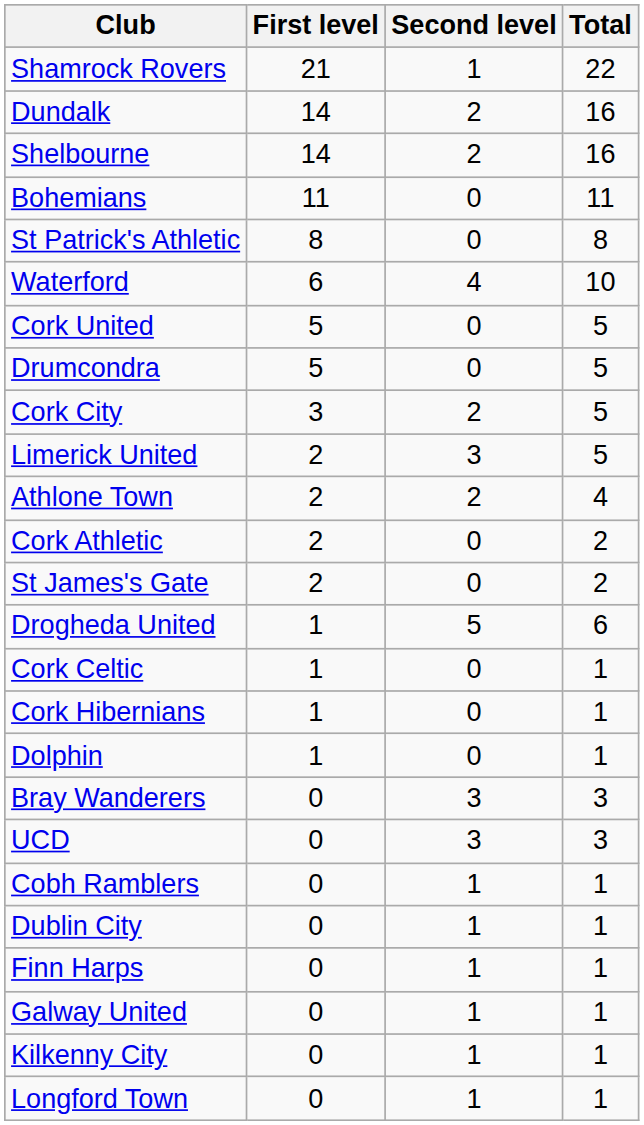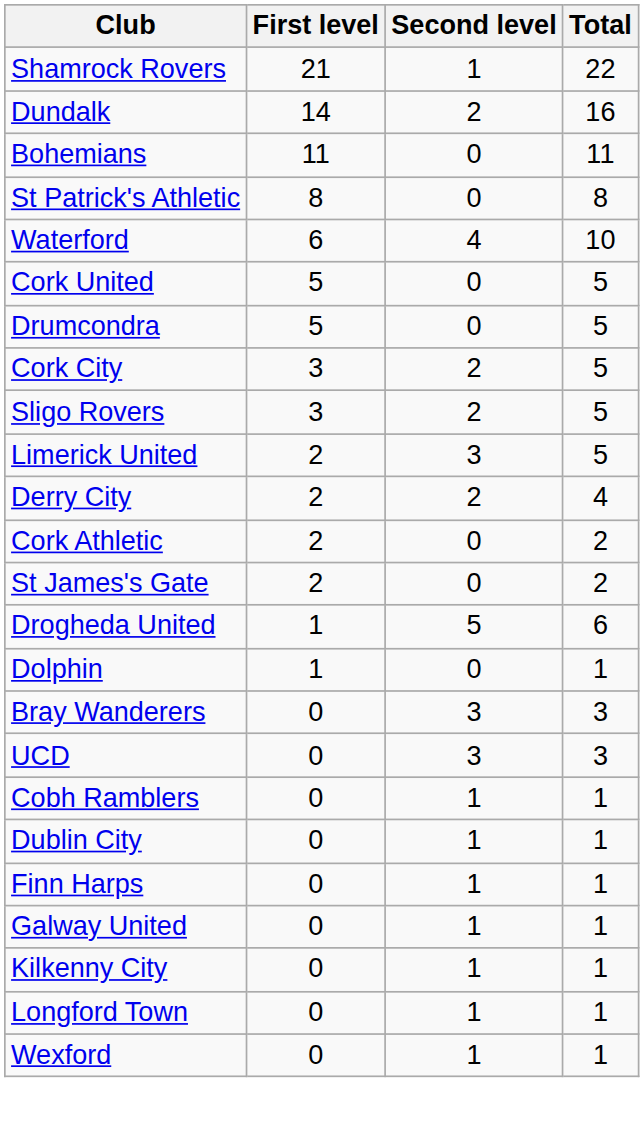- row: (80, 154)
+ row: (88, 411)
- row: (92, 497)
+ row: (71, 497)
- row: (77, 669)
- row: (108, 712)
+ row: (61, 1055)
